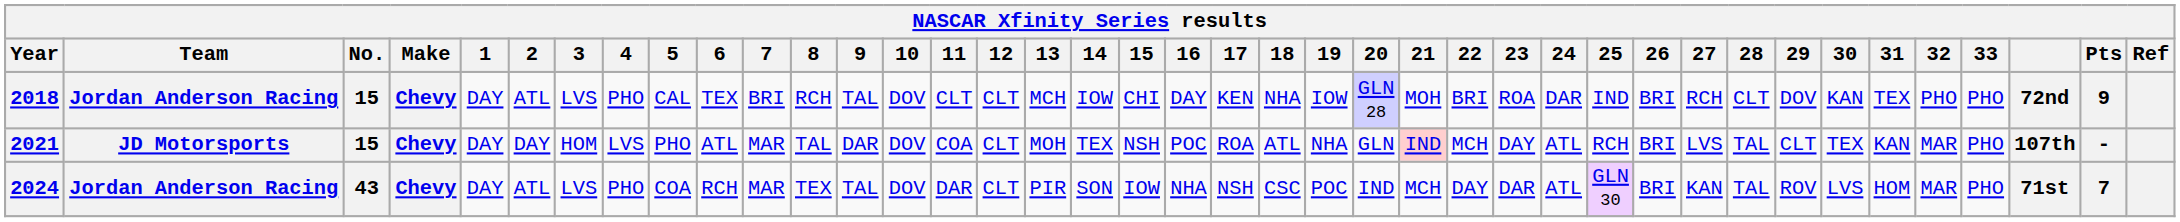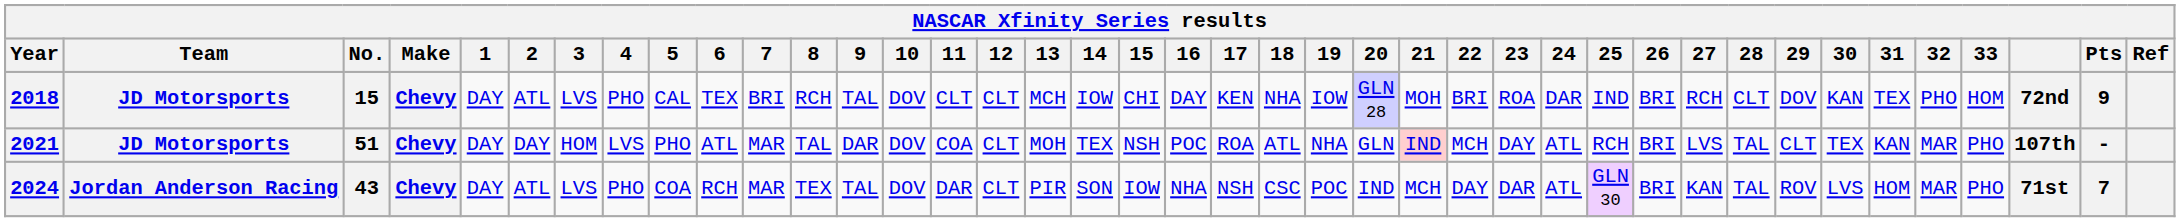(204, 99) Jordan Anderson Racing -> (204, 99) JD Motorsports
(1986, 99) PHO -> (1986, 99) HOM
(367, 144) 15 -> (367, 144) 51
